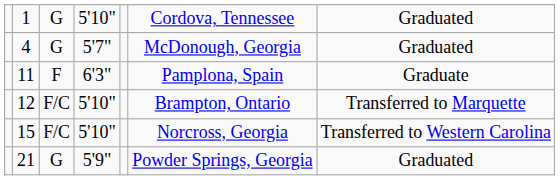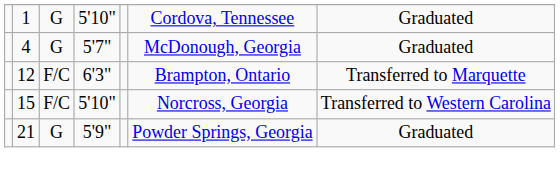- row: (26, 75)
(97, 103) 5'10" -> (97, 75) 6'3"
